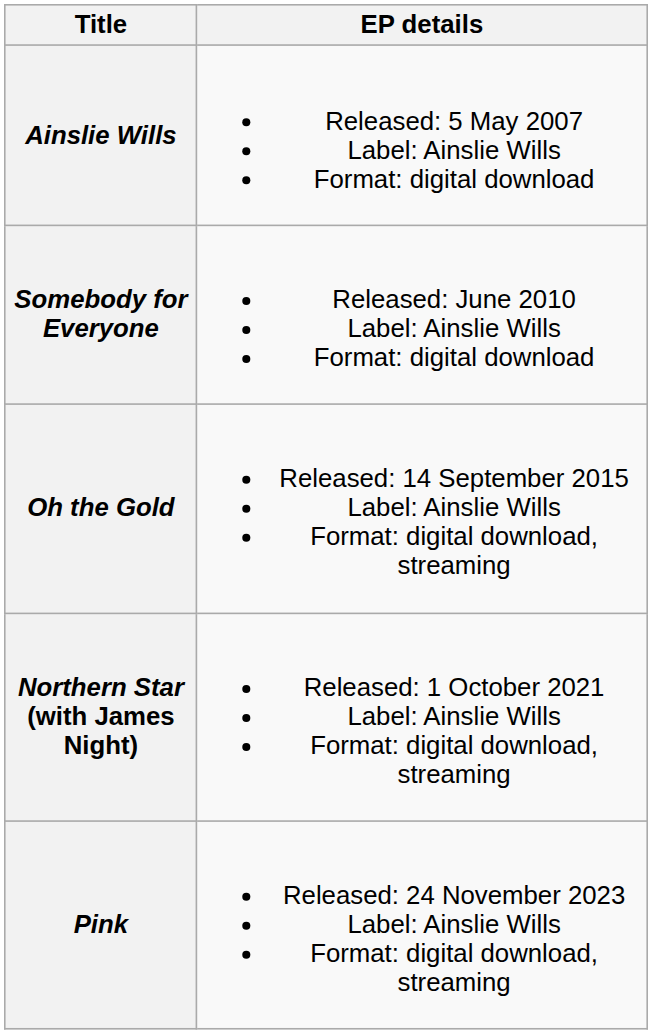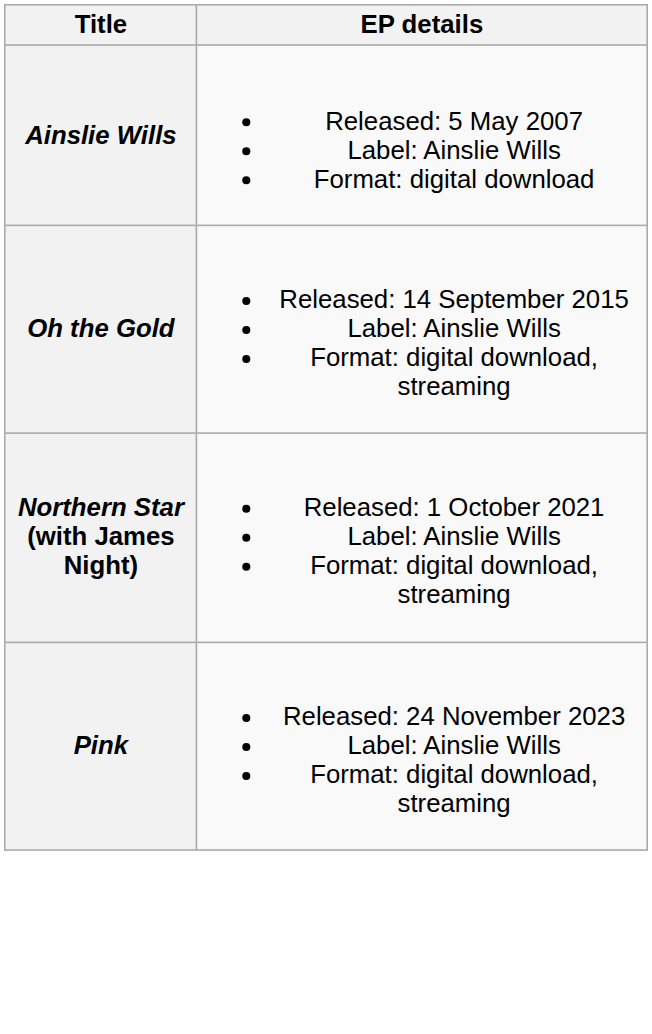- row: (101, 314)
